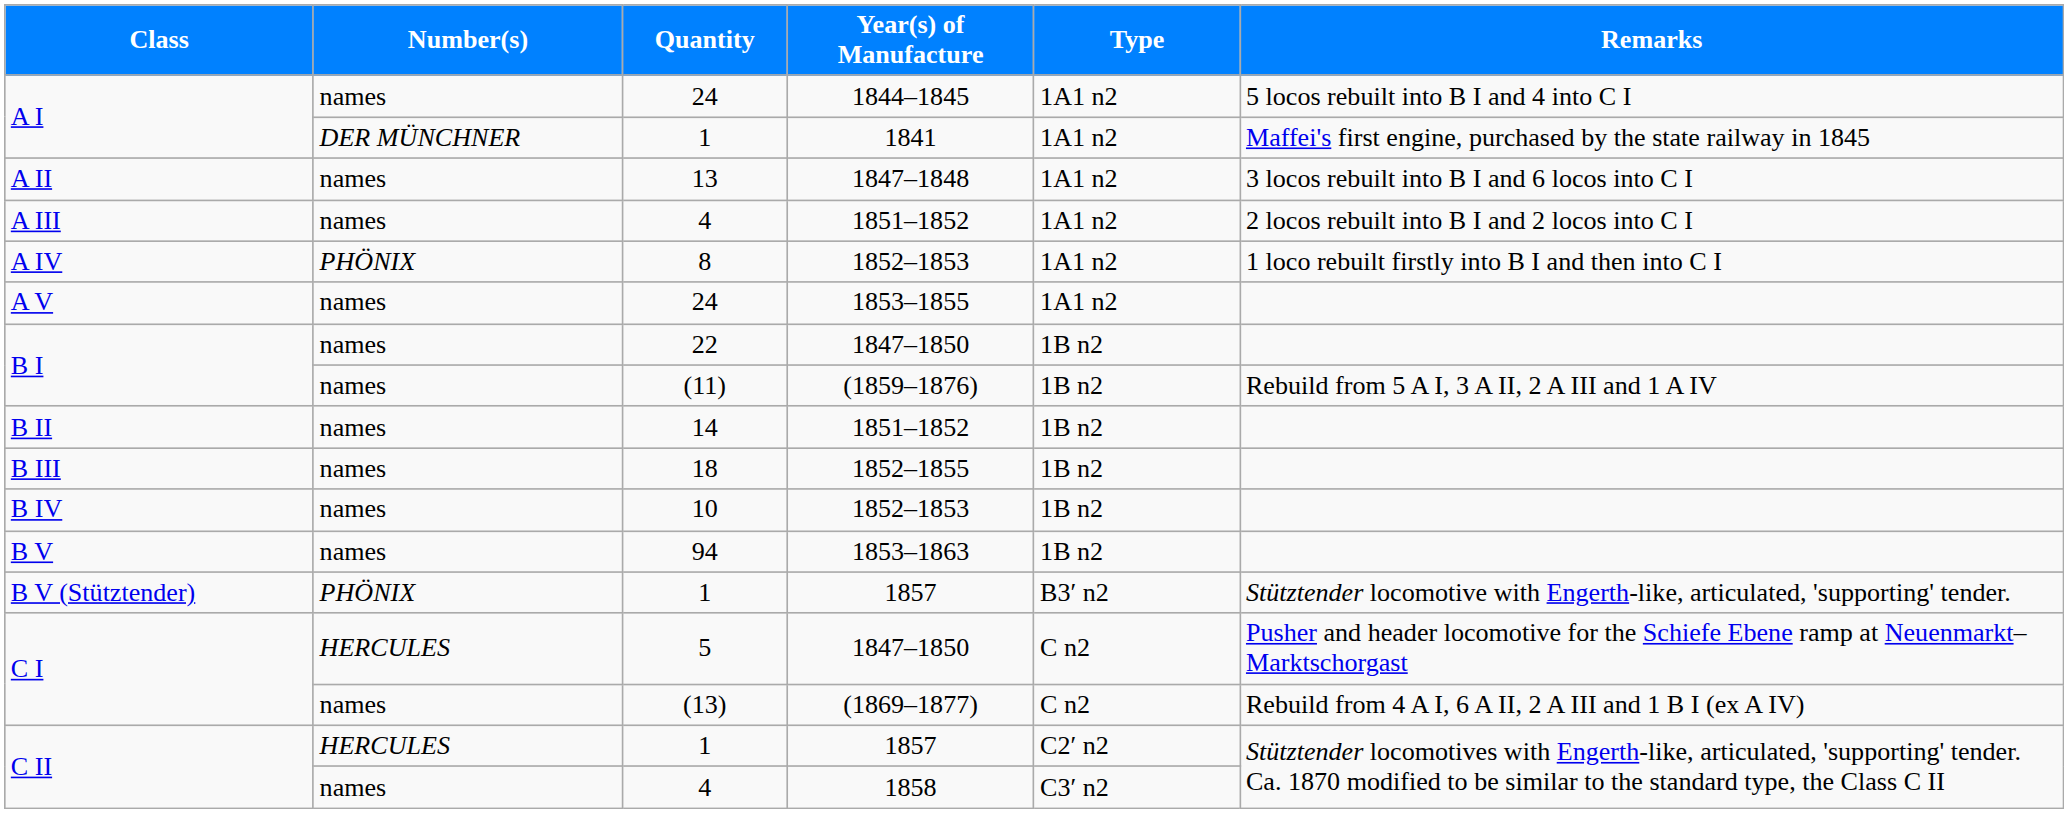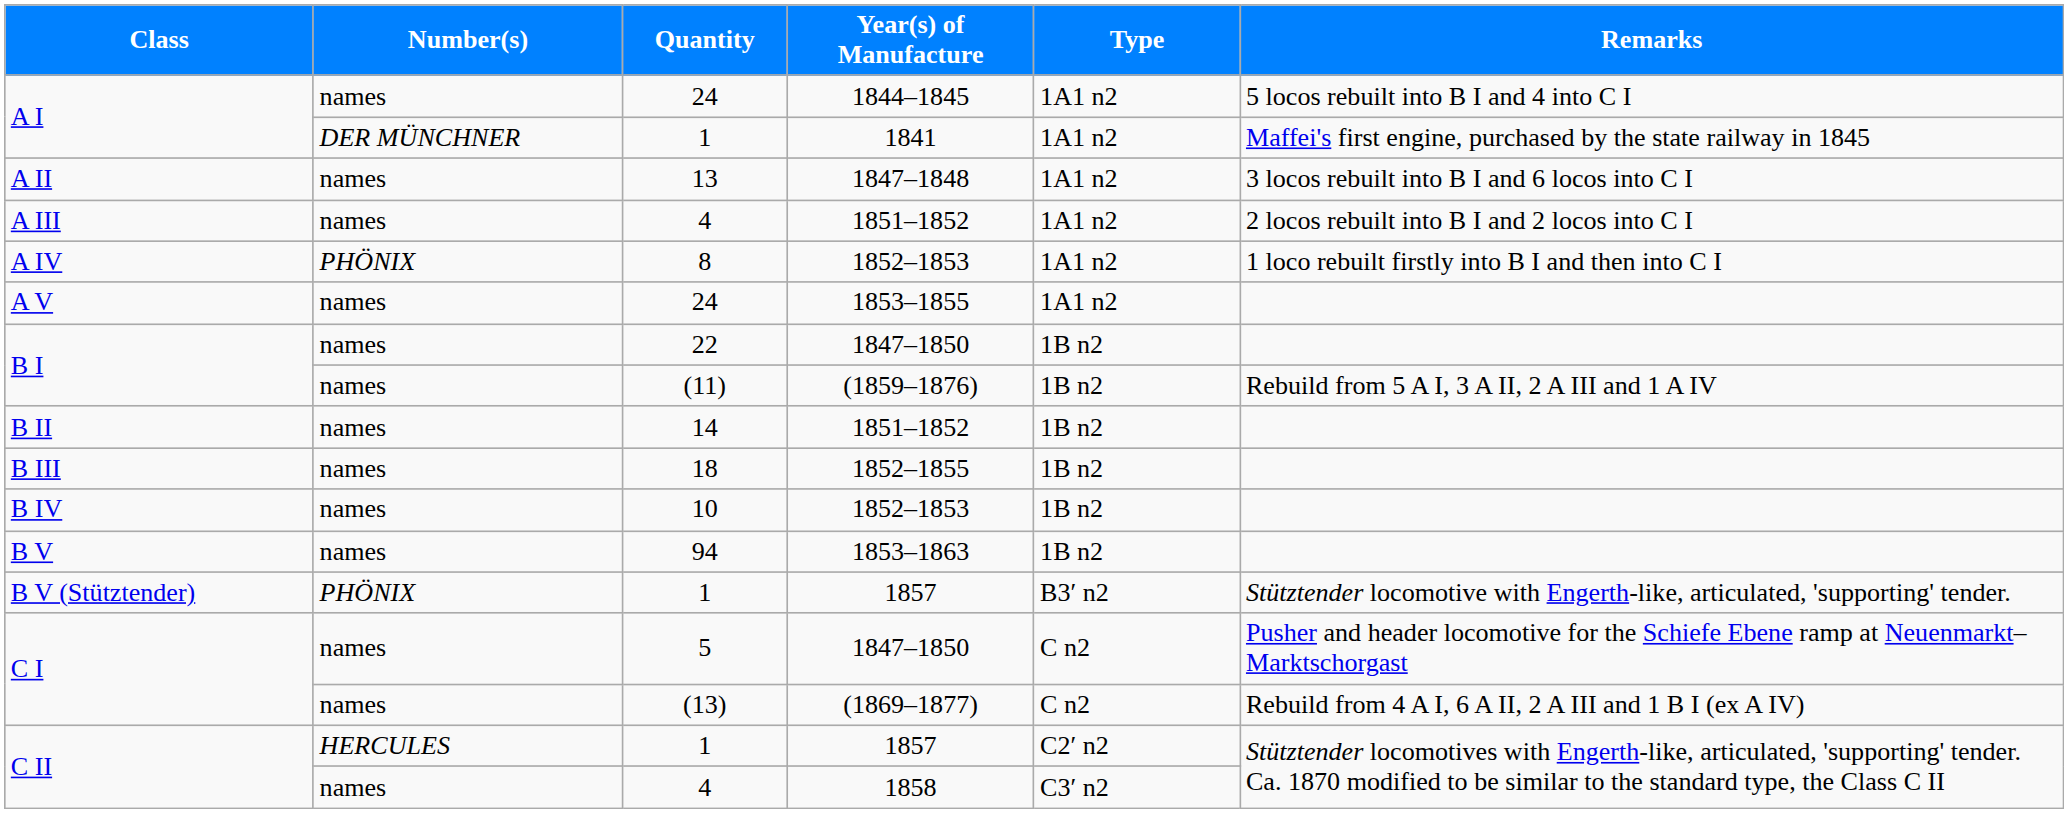(385, 648) HERCULES -> (353, 648) names
